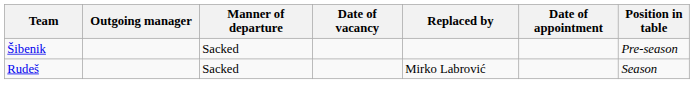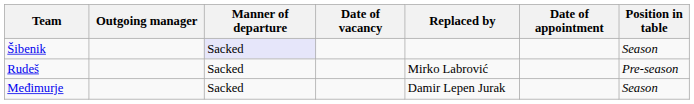(221, 48) no background -> (225, 48) lavender background
(650, 48) Pre-season -> (640, 48) Season
(639, 68) Season -> (650, 68) Pre-season
+ row: (35, 88)
